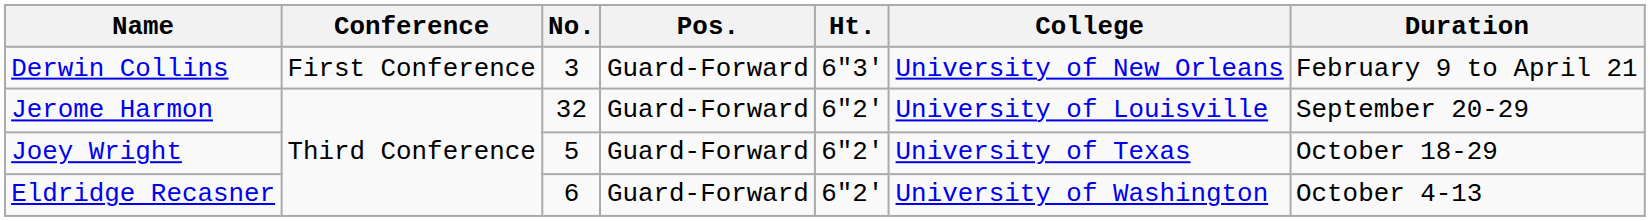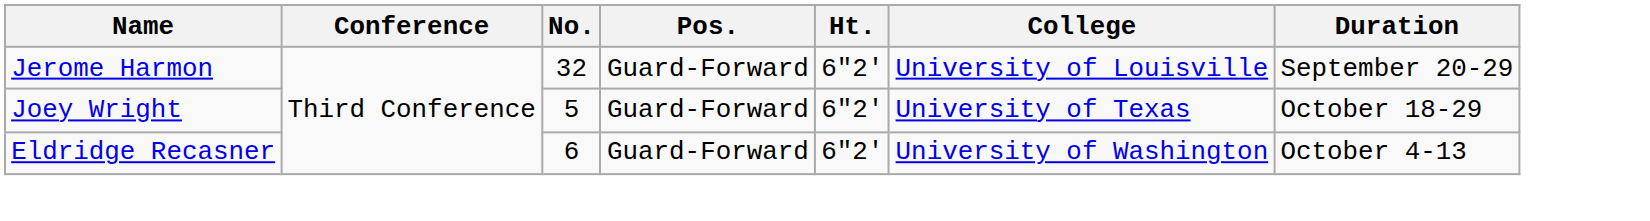- row: (120, 68)
